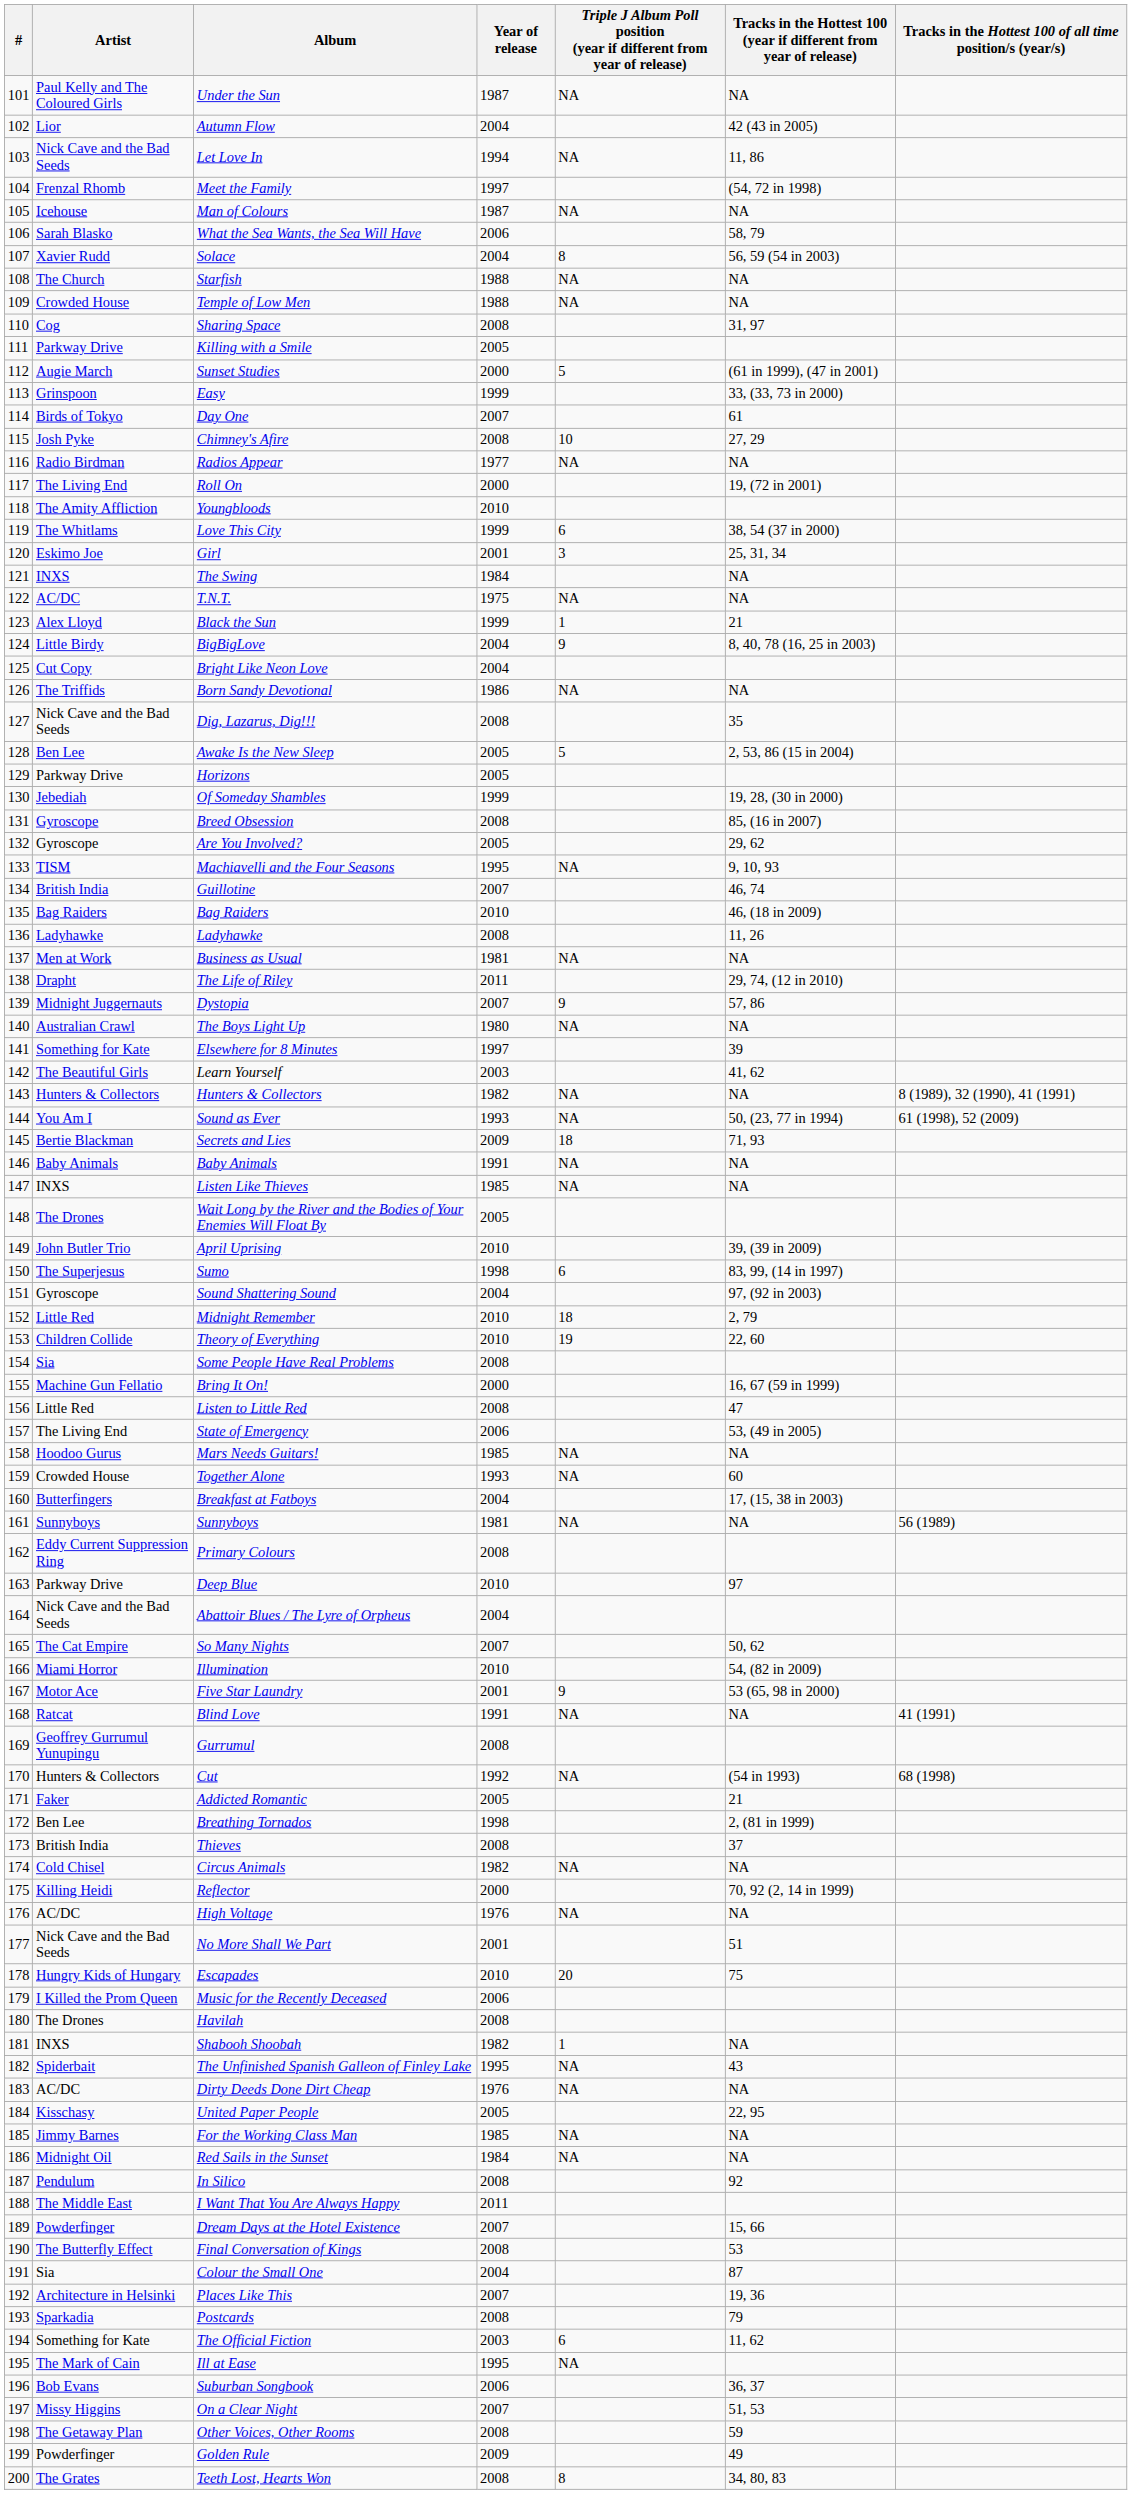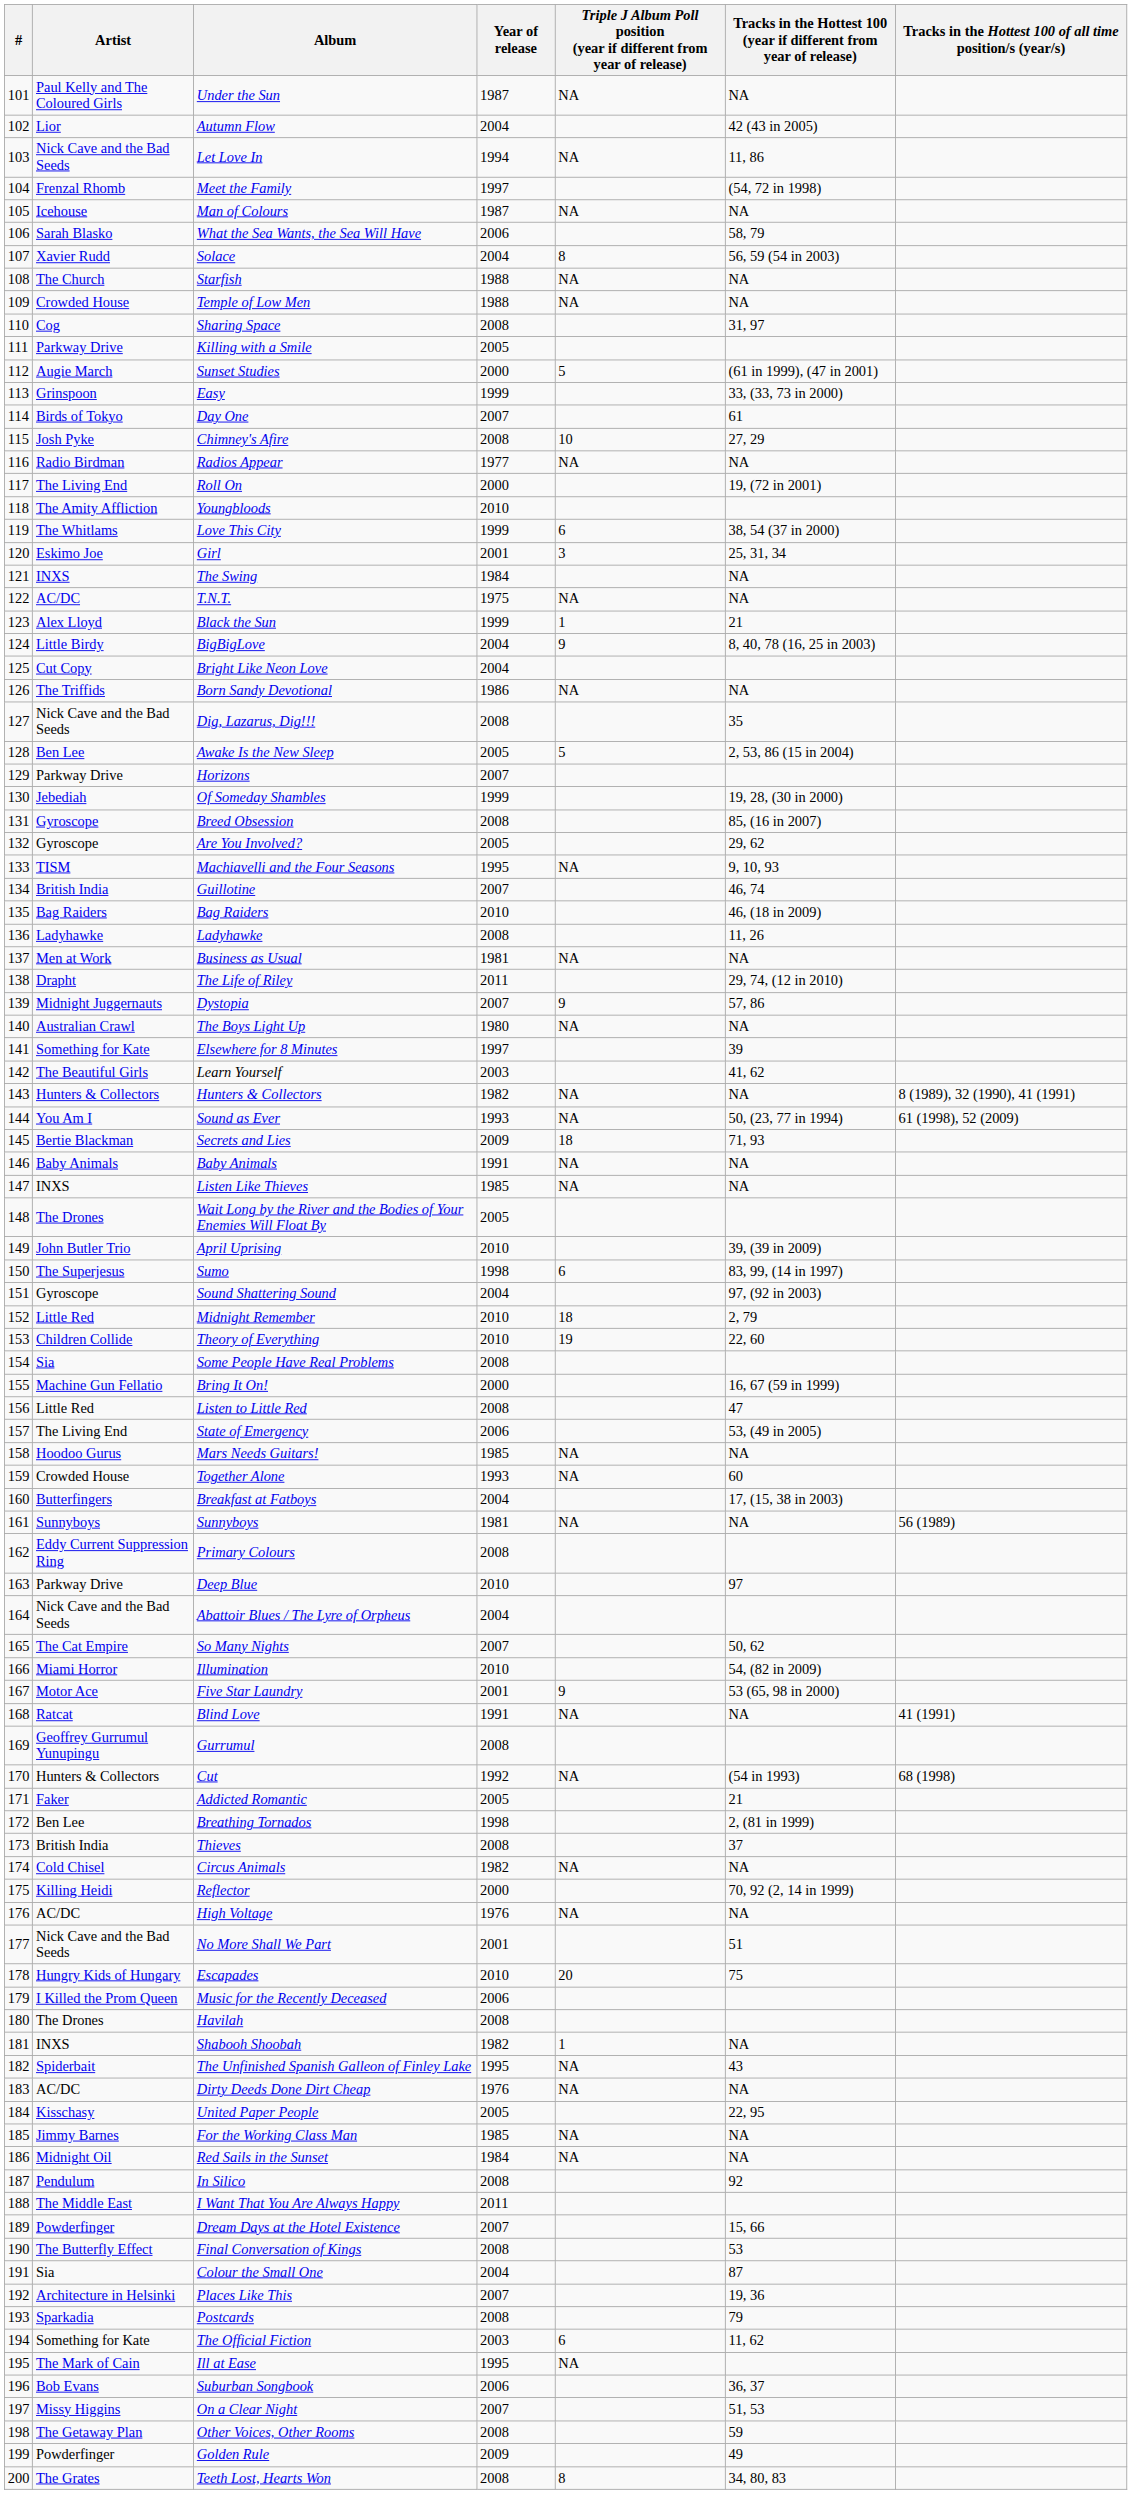(494, 775) 2005 -> (494, 775) 2007
